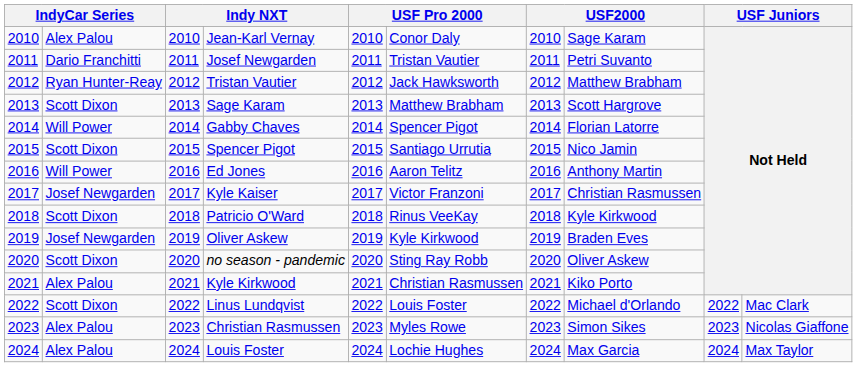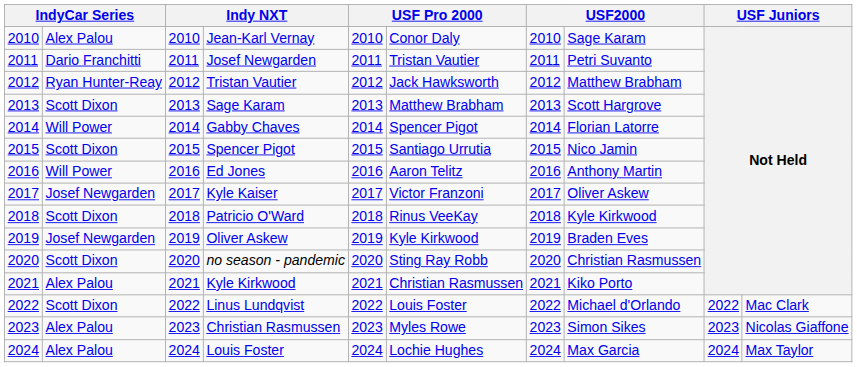(634, 194) Christian Rasmussen -> (608, 194) Oliver Askew
(608, 261) Oliver Askew -> (634, 261) Christian Rasmussen
